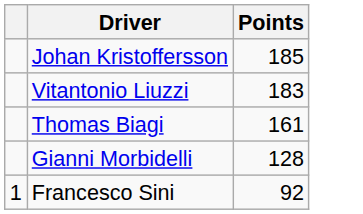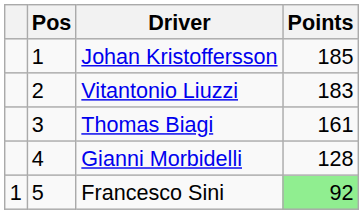+ column: (52, 22)
(292, 193) no background -> (341, 193) lightgreen background
